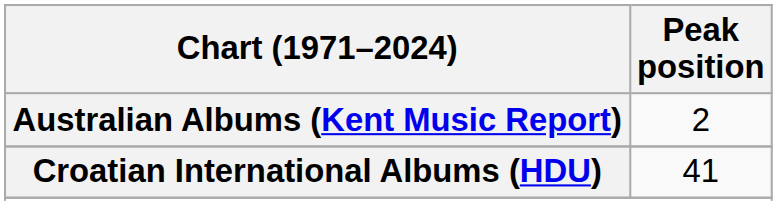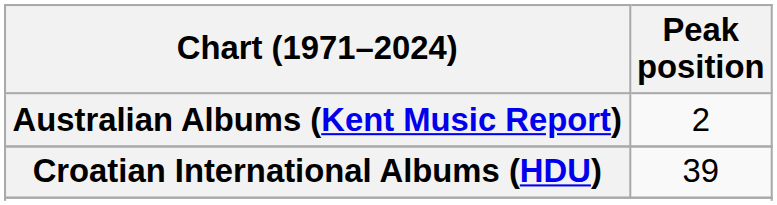(701, 171) 41 -> (701, 171) 39
